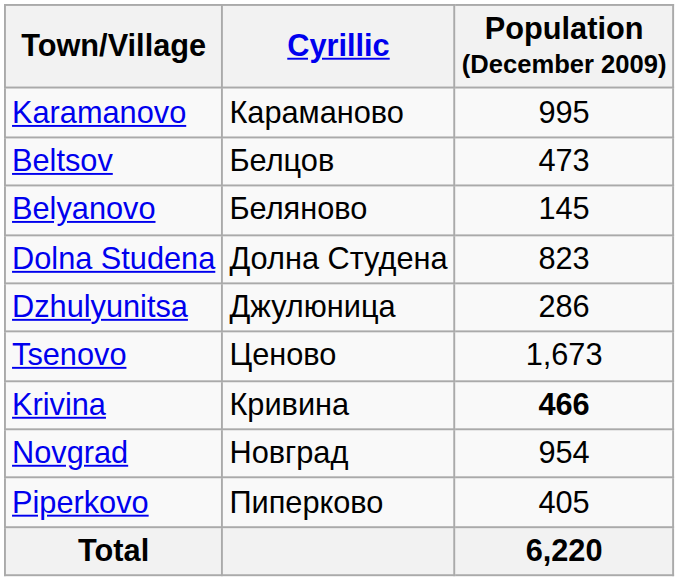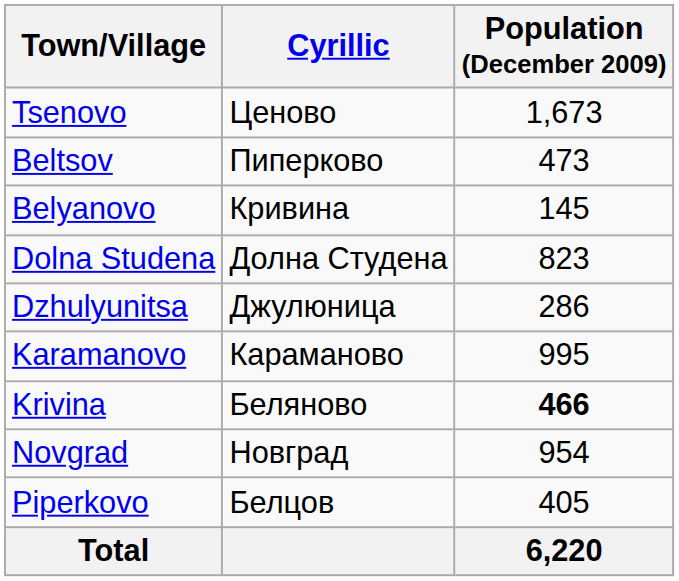rows swapped: (69, 355) <-> (99, 112)
(282, 160) Белцов -> (306, 160) Пиперково
(298, 209) Беляново -> (289, 209) Кривина
(289, 404) Кривина -> (298, 404) Беляново
(306, 501) Пиперково -> (282, 501) Белцов
